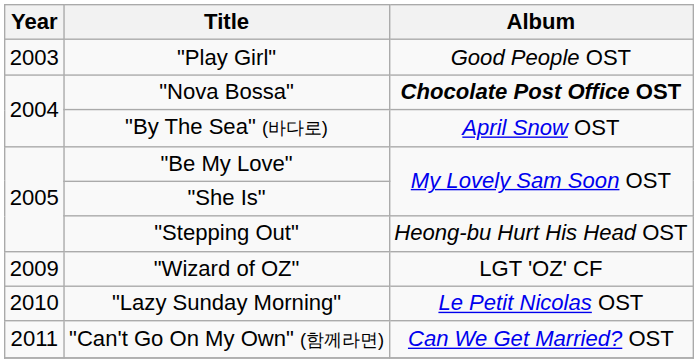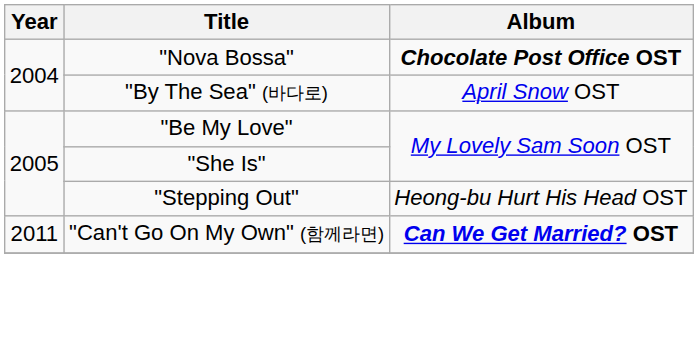- row: (227, 57)
- row: (227, 268)
- row: (227, 303)
(541, 339) normal -> (541, 234) bold
